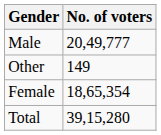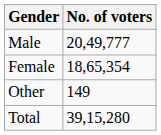rows swapped: (31, 92) <-> (26, 67)
